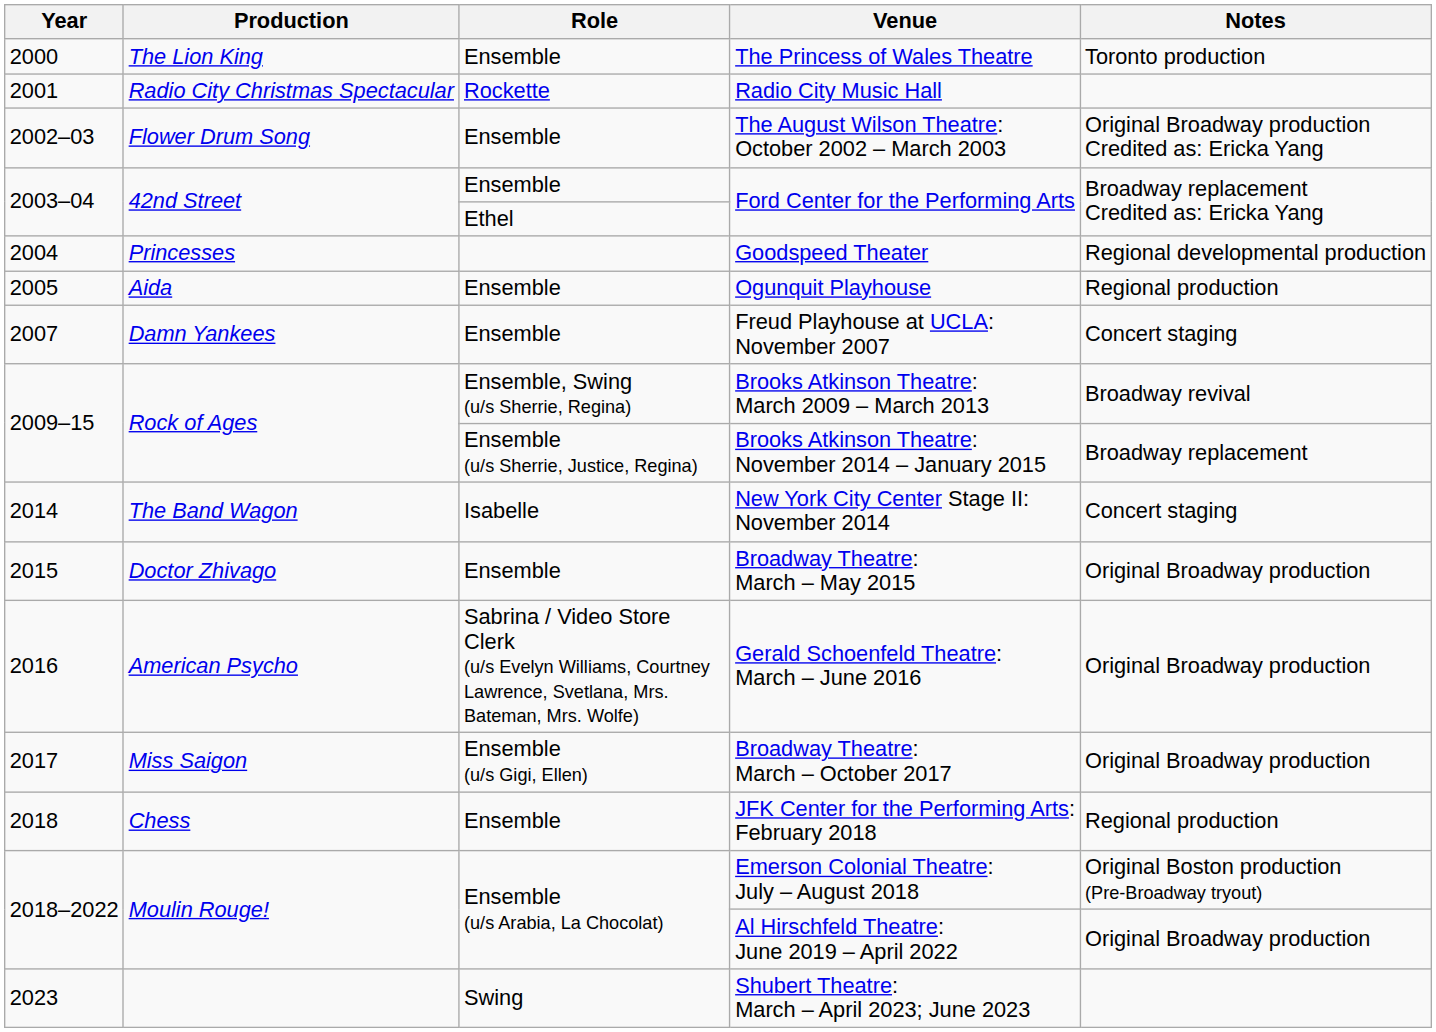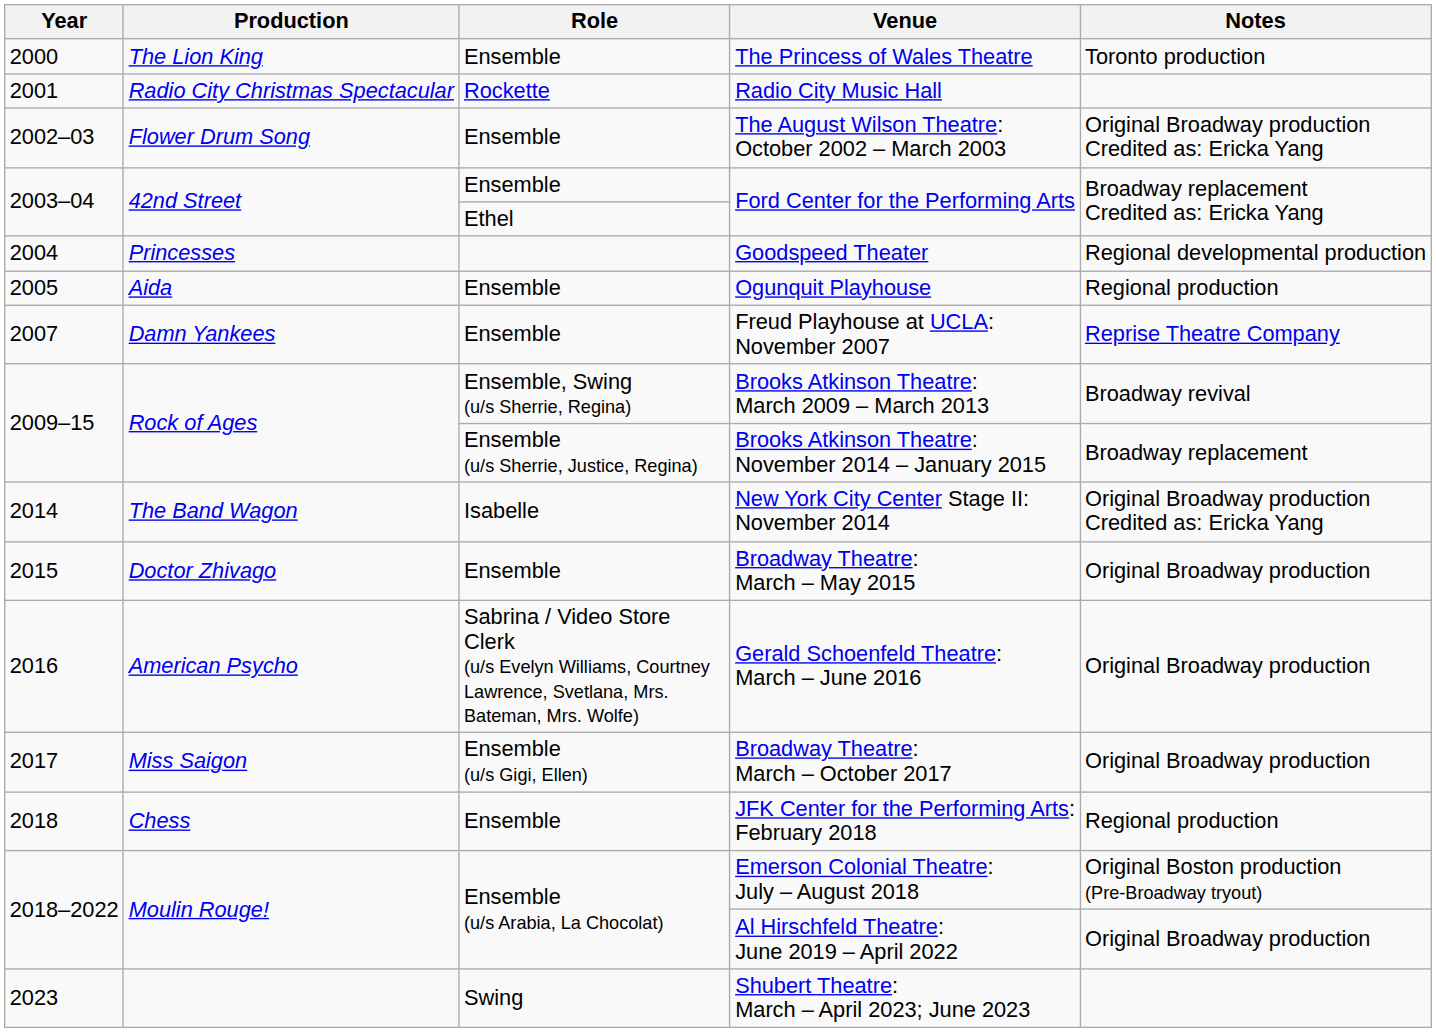(1161, 334) Concert staging -> (1212, 334) Reprise Theatre Company
(1161, 511) Concert staging -> (1228, 511) Original Broadway production Credited as: Ericka Yang
